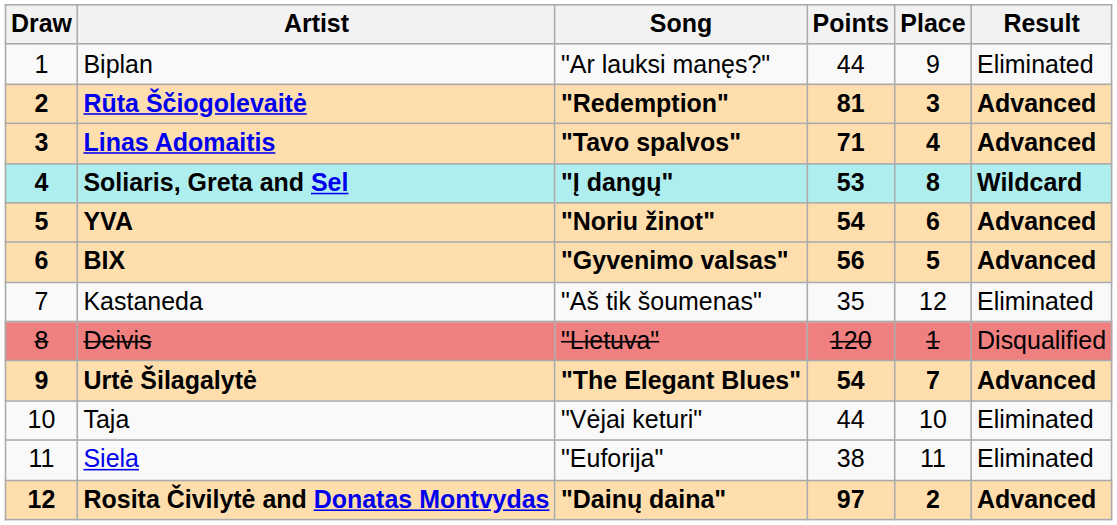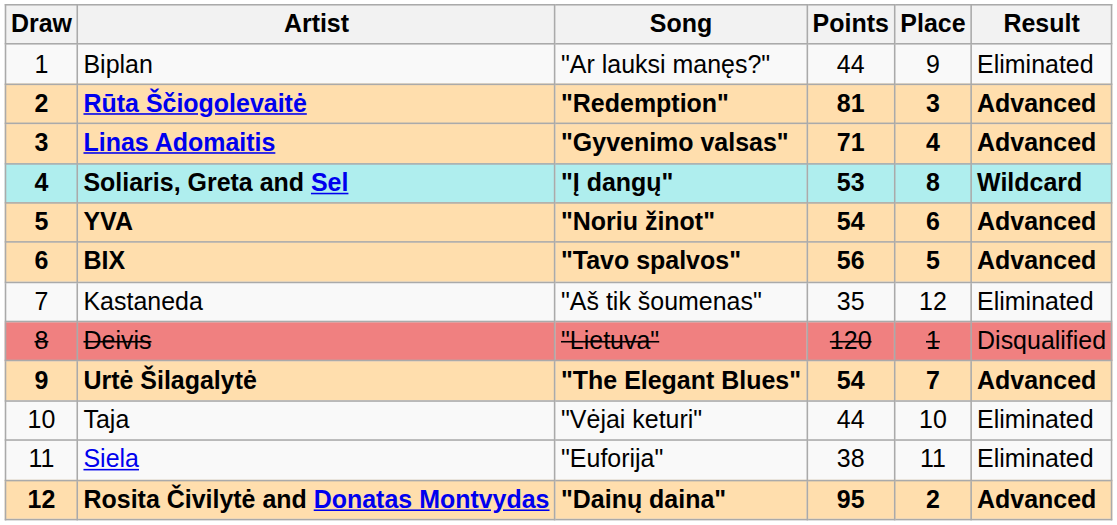(651, 143) "Tavo spalvos" -> (675, 143) "Gyvenimo valsas"
(675, 261) "Gyvenimo valsas" -> (651, 261) "Tavo spalvos"
(851, 499) 97 -> (851, 499) 95
